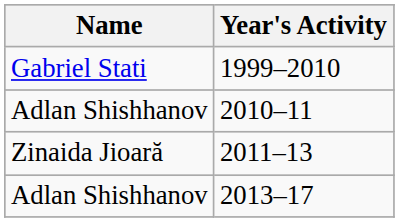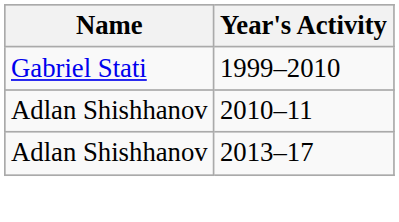- row: (266, 152)
